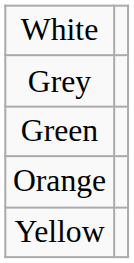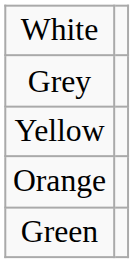rows swapped: (60, 231) <-> (60, 130)
